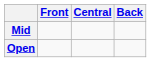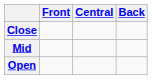+ row: (22, 30)
